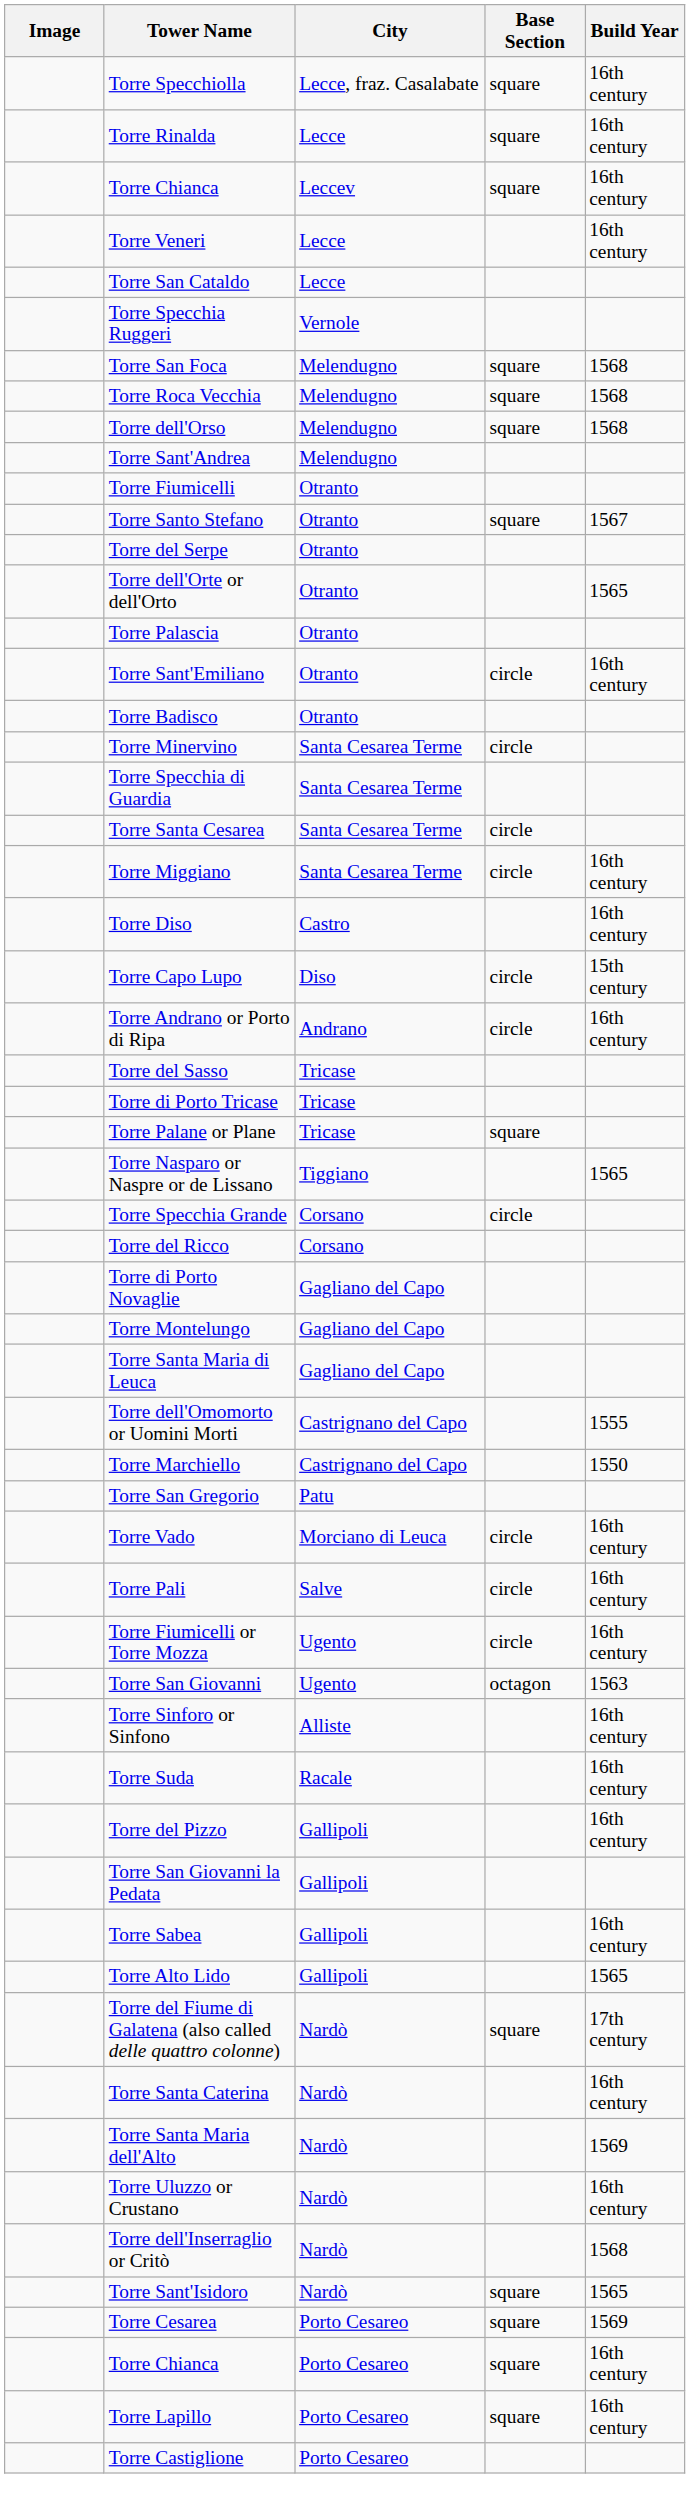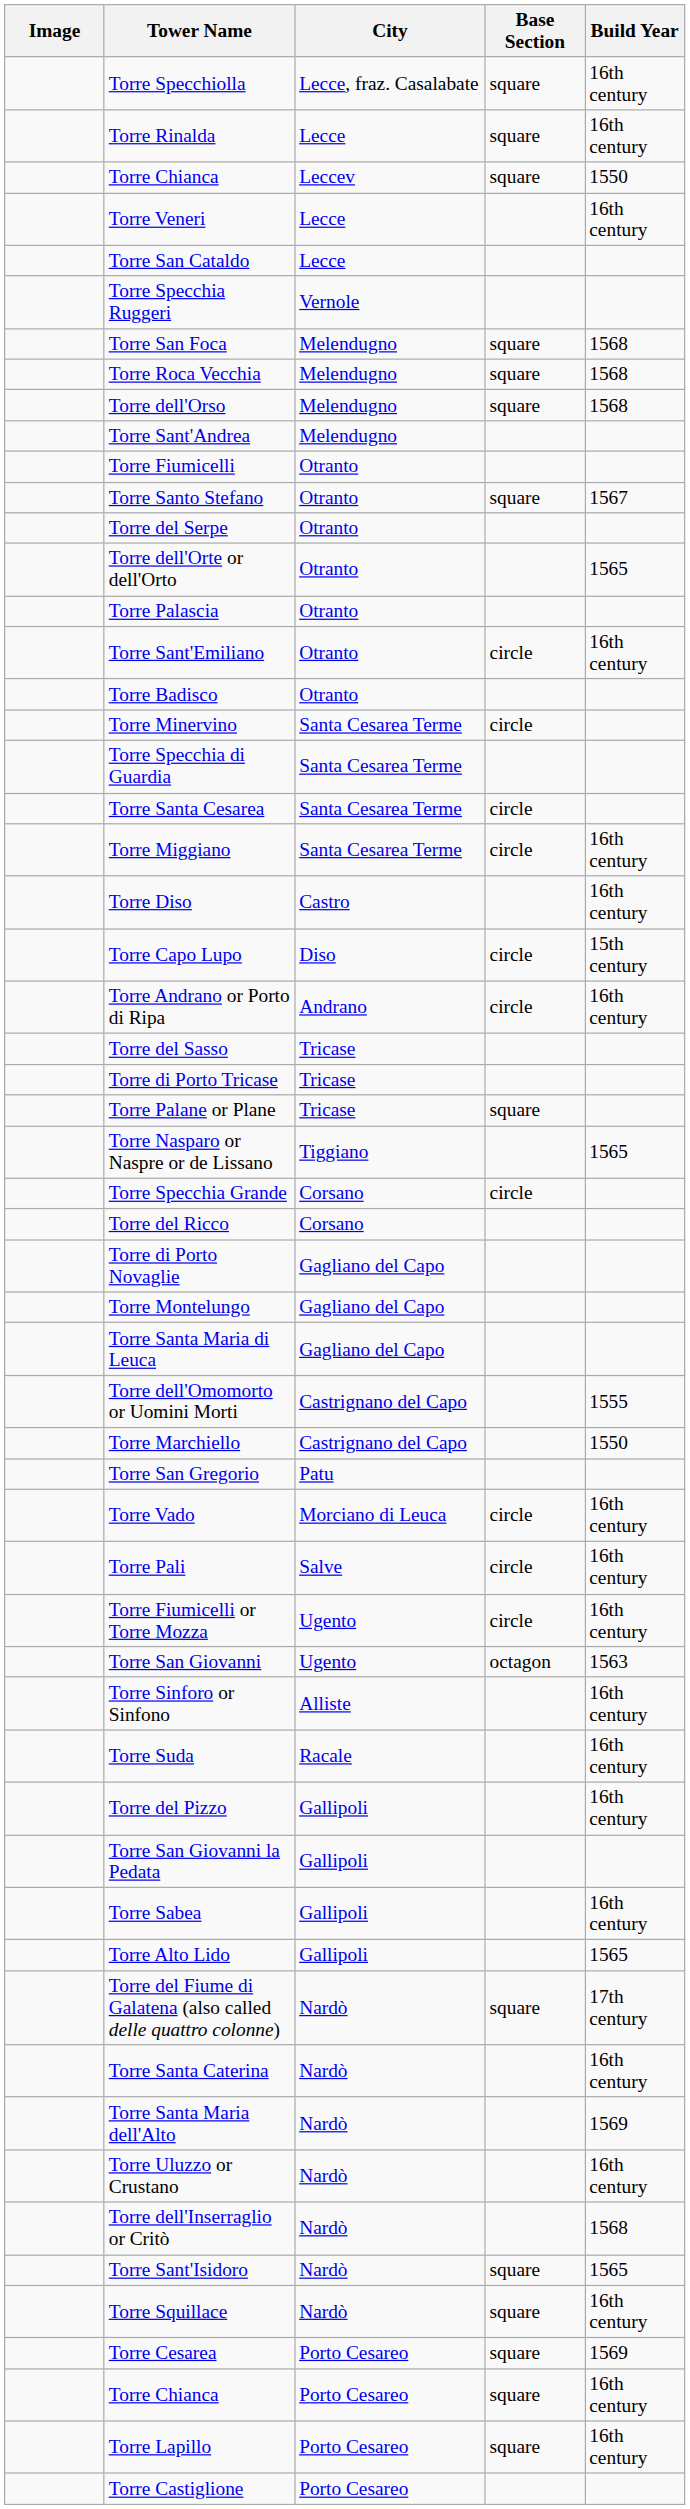(618, 188) 16th century -> (609, 177) 1550
+ row: (168, 2311)
